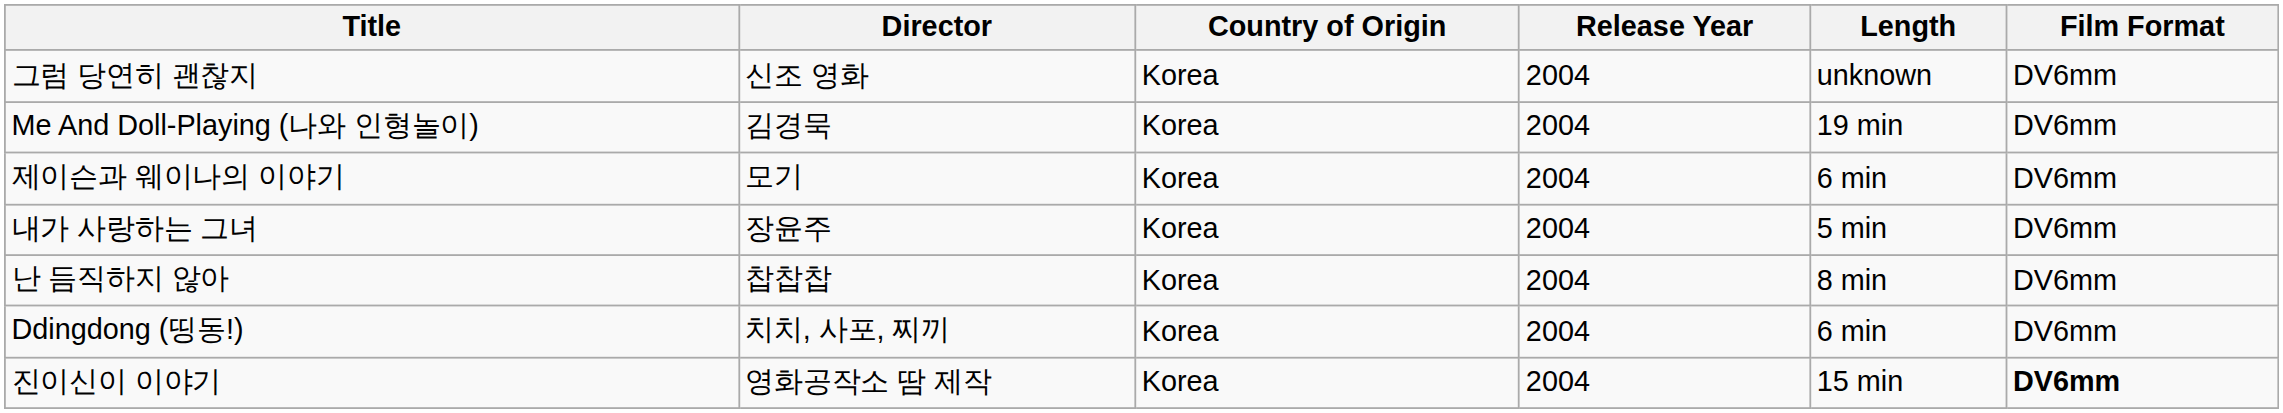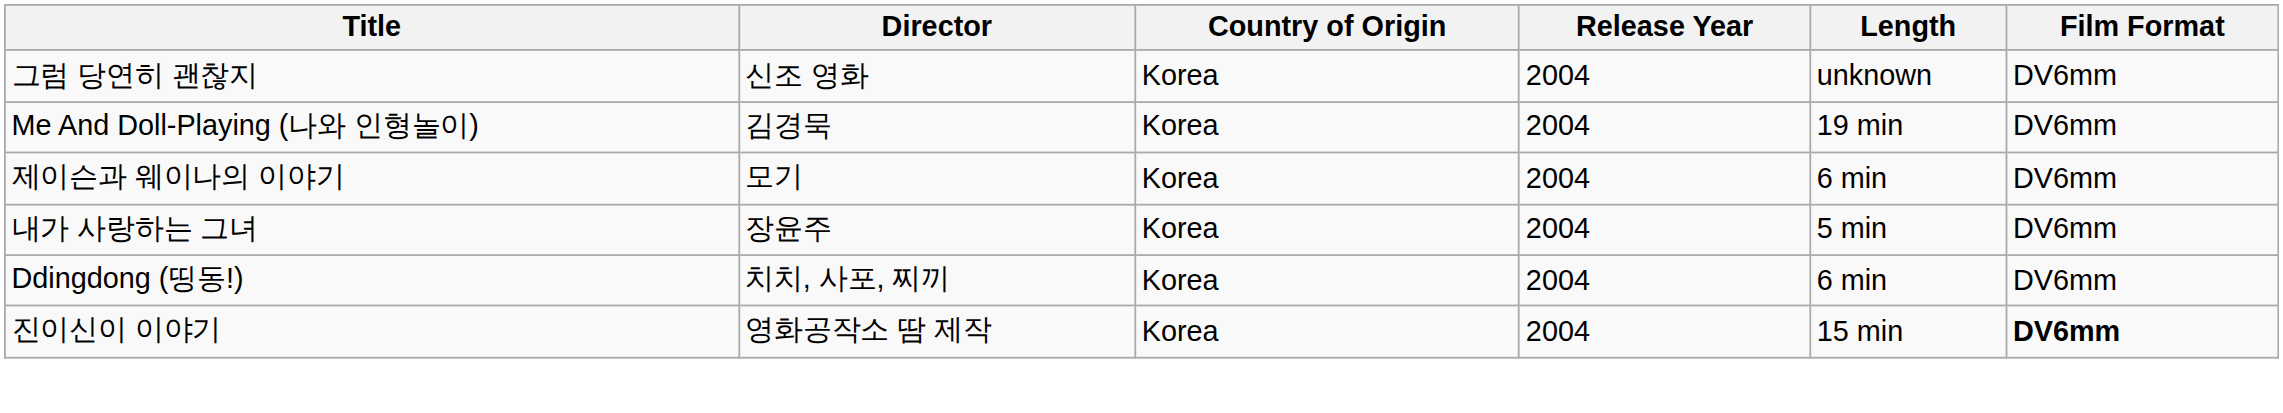- row: (120, 279)
